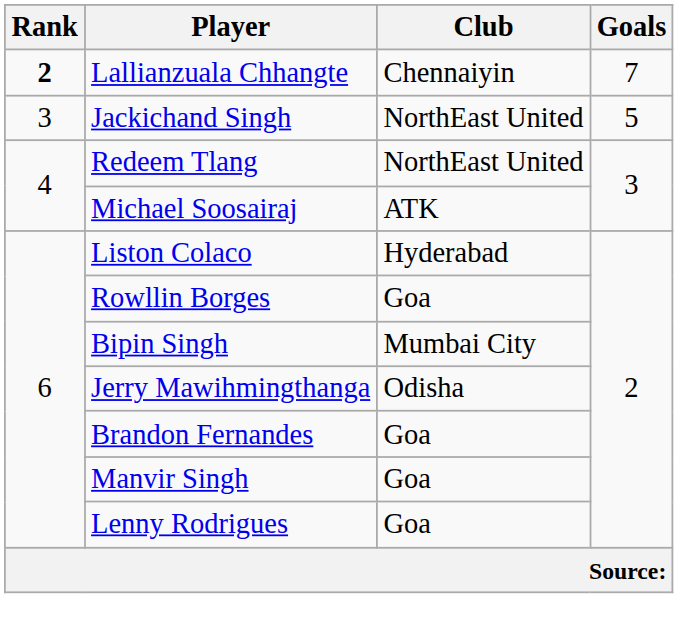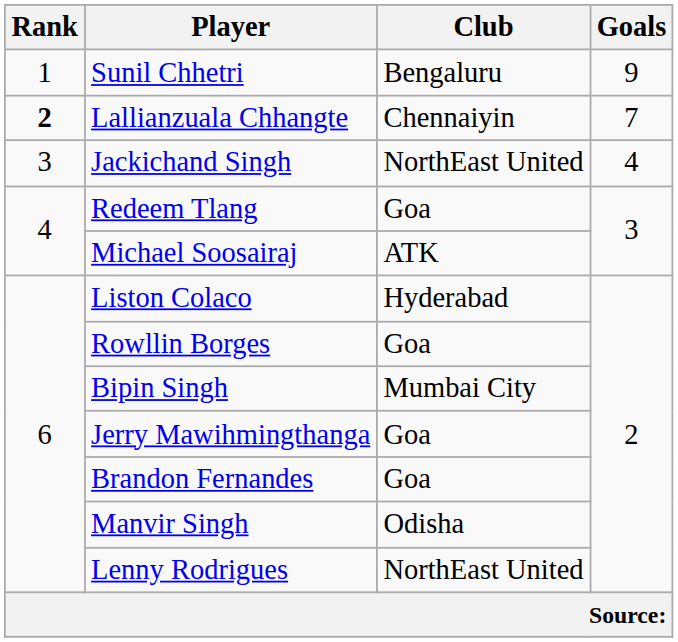+ row: (167, 72)
(631, 117) 5 -> (631, 162) 4
(483, 162) NorthEast United -> (407, 207) Goa
(424, 388) Odisha -> (407, 433) Goa
(407, 478) Goa -> (424, 523) Odisha
(407, 523) Goa -> (483, 569) NorthEast United
